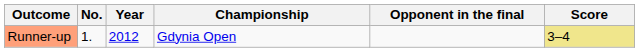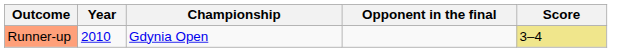- column: (92, 15)
(124, 36) 2012 -> (96, 36) 2010
